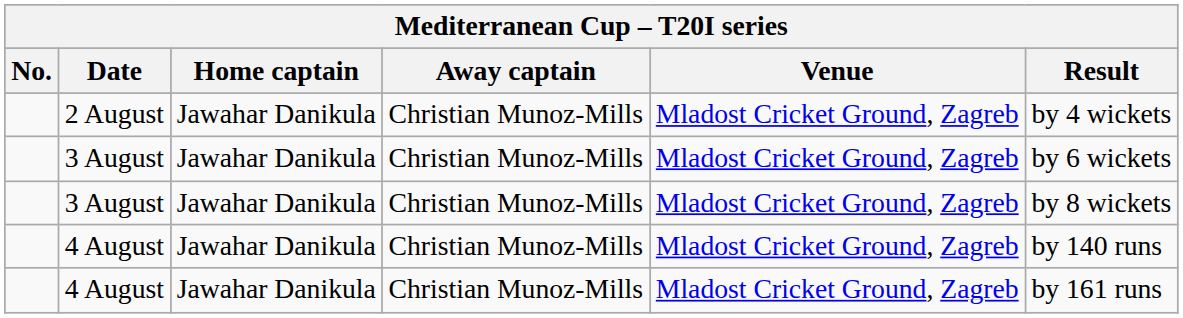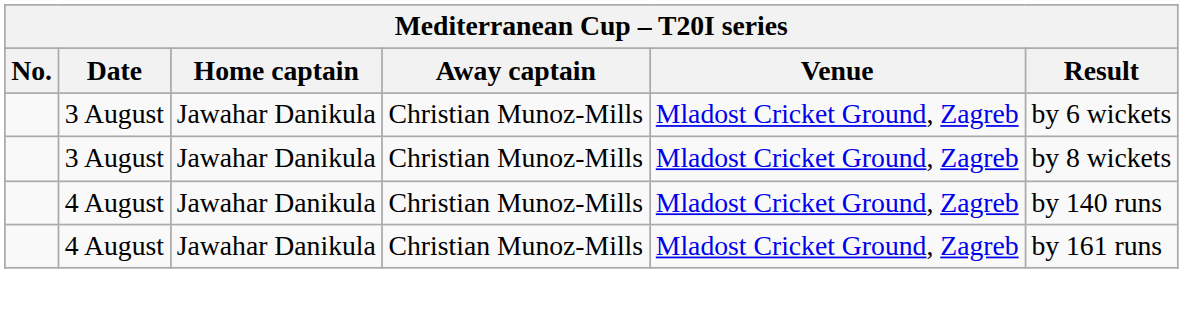- row: (32, 115)
